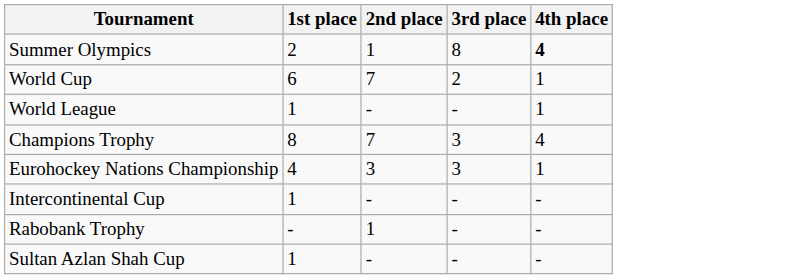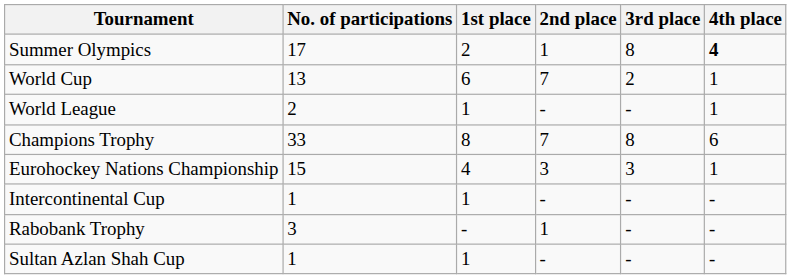+ column: (370, 19)
(456, 139) 3 -> (630, 139) 8
(540, 139) 4 -> (714, 139) 6
